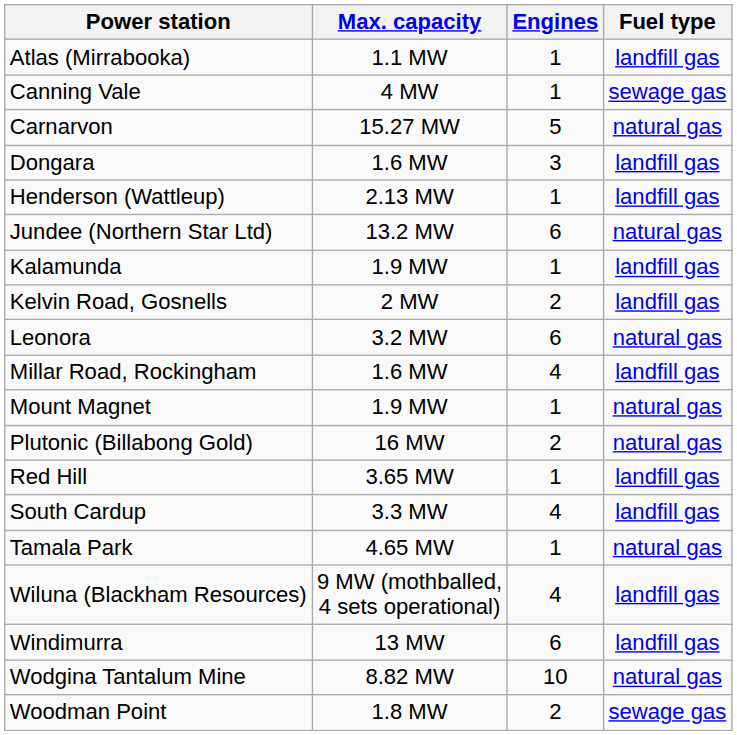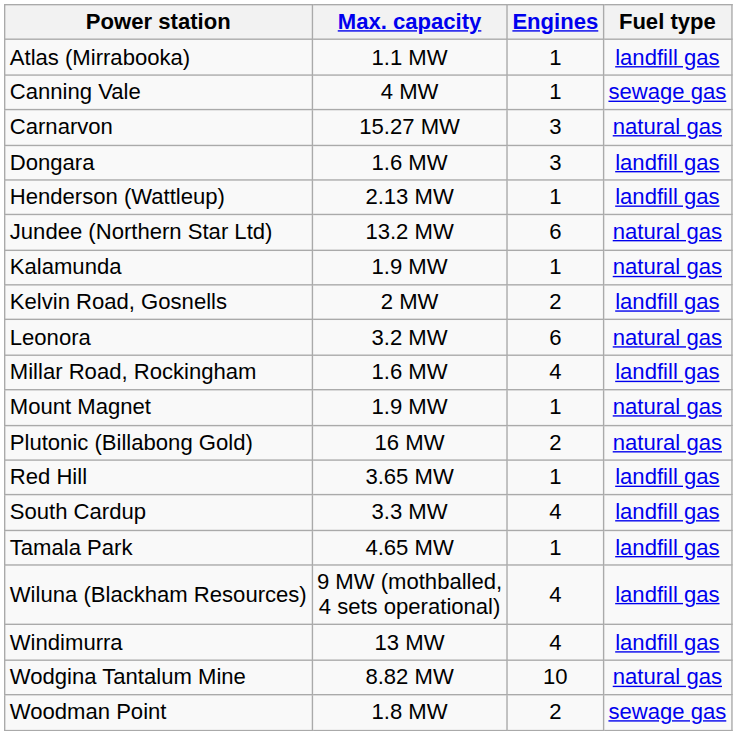(555, 127) 5 -> (555, 127) 3
(667, 267) landfill gas -> (667, 267) natural gas
(667, 547) natural gas -> (667, 547) landfill gas
(555, 642) 6 -> (555, 642) 4
